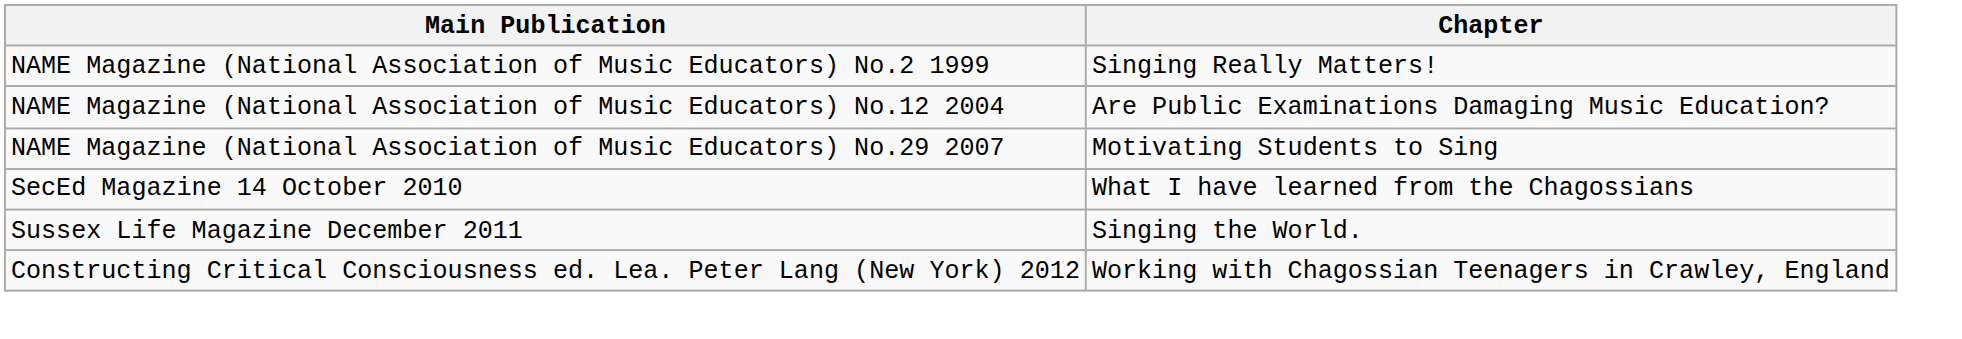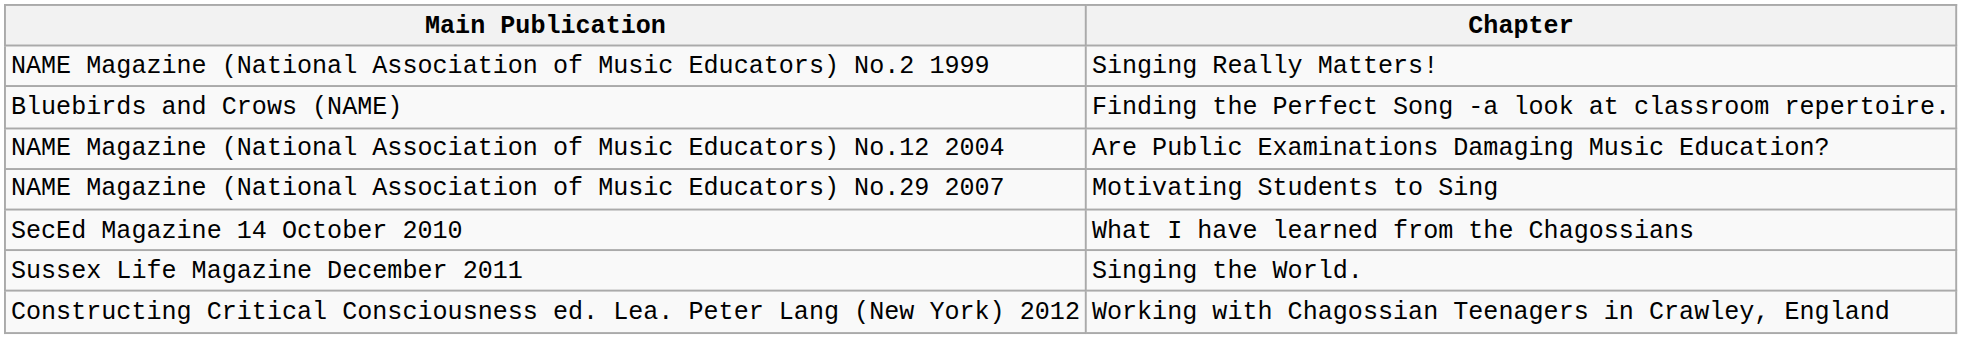+ row: (207, 107)
